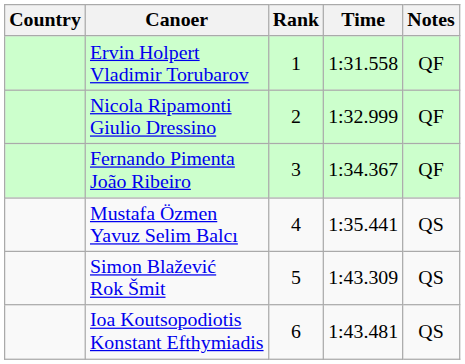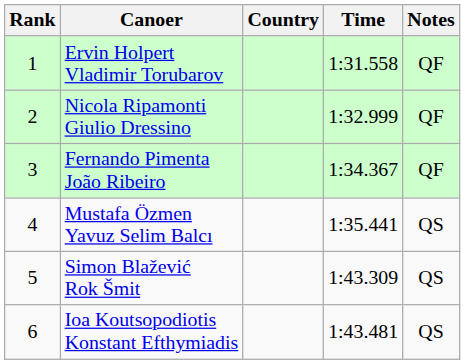columns swapped: (296, 20) <-> (45, 20)
